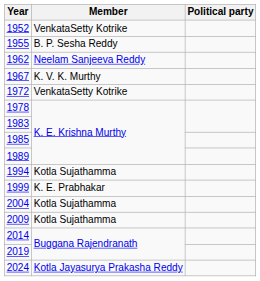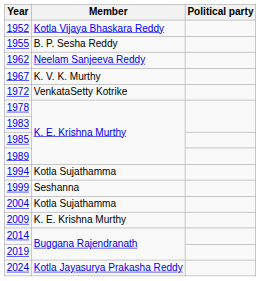(80, 28) VenkataSetty Kotrike -> (99, 28) Kotla Vijaya Bhaskara Reddy
(69, 188) K. E. Prabhakar -> (56, 188) Seshanna
(75, 220) Kotla Sujathamma -> (80, 220) K. E. Krishna Murthy
